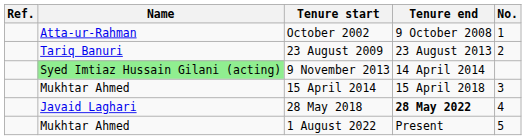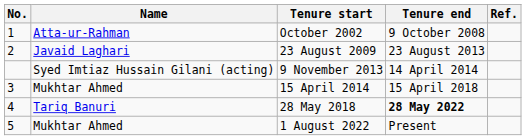columns swapped: (508, 14) <-> (21, 14)
(81, 51) Tariq Banuri -> (81, 51) Javaid Laghari
(161, 70) lightgreen background -> (154, 70) no background
(88, 107) Javaid Laghari -> (75, 107) Tariq Banuri
